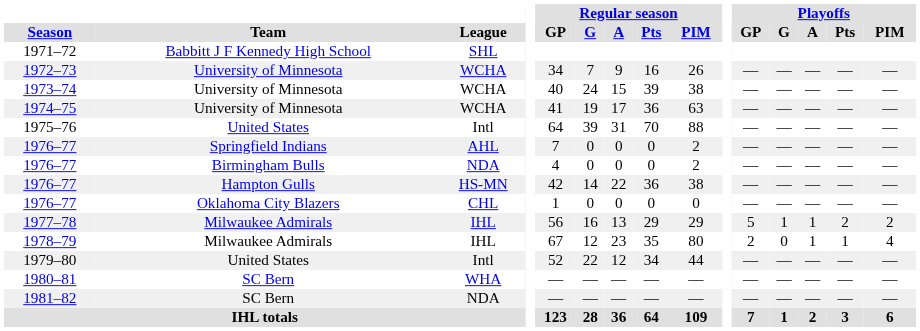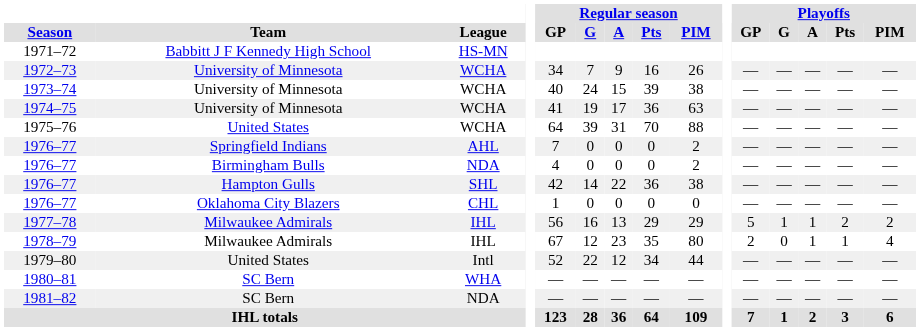(483, 51) SHL -> (483, 51) HS-MN
(483, 127) Intl -> (483, 127) WCHA
(483, 184) HS-MN -> (483, 184) SHL
